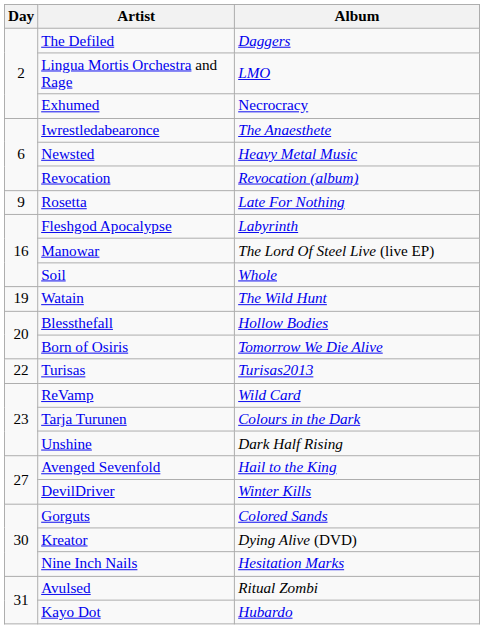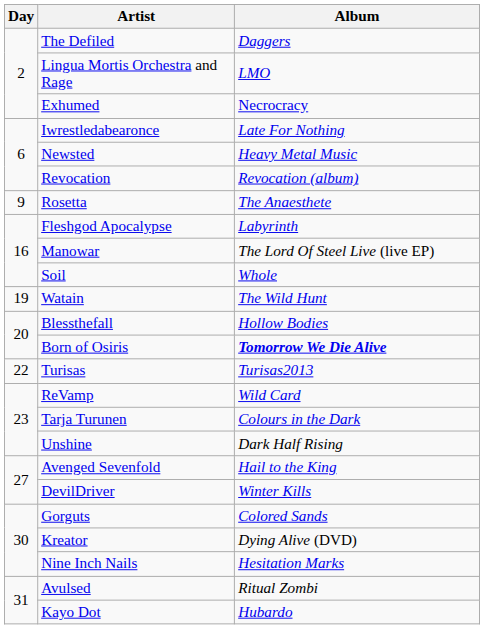(285, 130) The Anaesthete -> (291, 130) Late For Nothing
(291, 202) Late For Nothing -> (285, 202) The Anaesthete
(310, 347) normal -> (312, 347) bold
